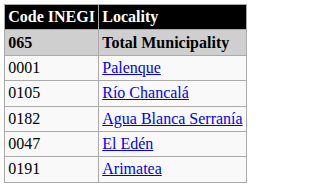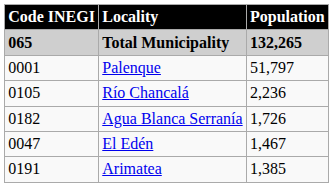+ column: (287, 17)
